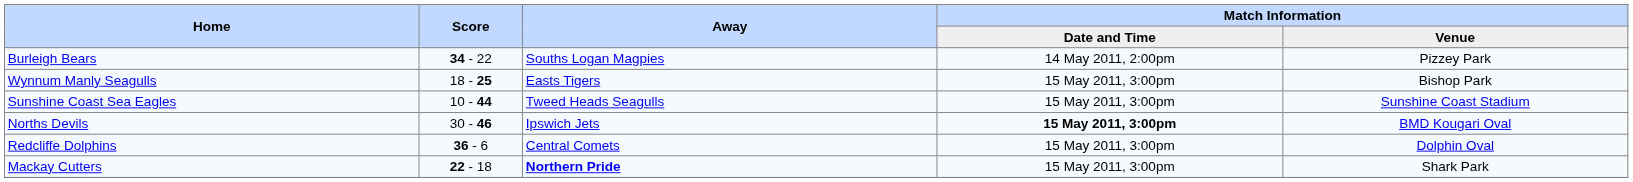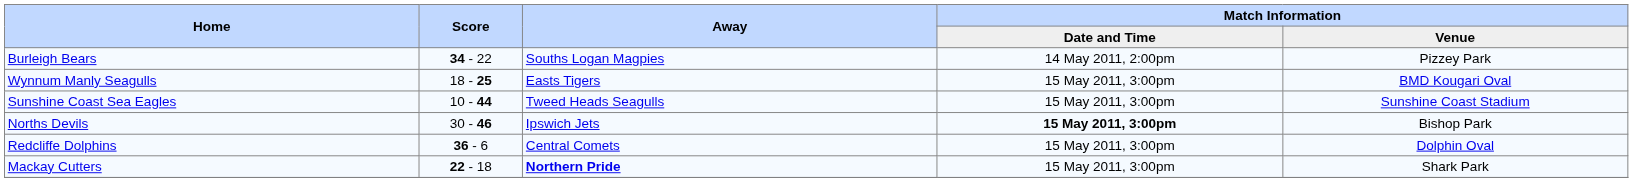(1455, 80) Bishop Park -> (1455, 80) BMD Kougari Oval
(1455, 123) BMD Kougari Oval -> (1455, 123) Bishop Park
